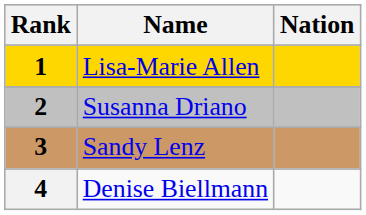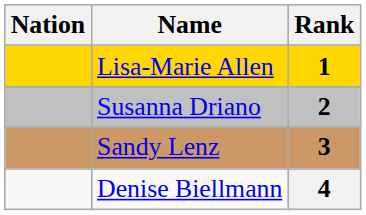columns swapped: (41, 24) <-> (317, 24)
